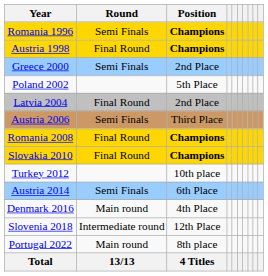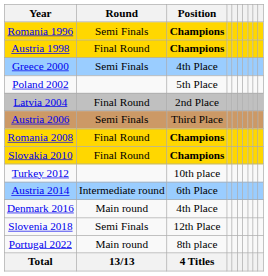(197, 66) 2nd Place -> (197, 66) 4th Place
(122, 191) Semi Finals -> (122, 191) Intermediate round
(122, 226) Intermediate round -> (122, 226) Semi Finals
